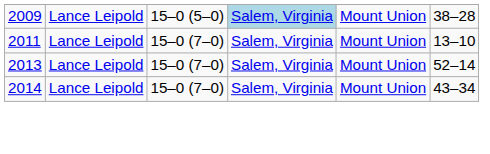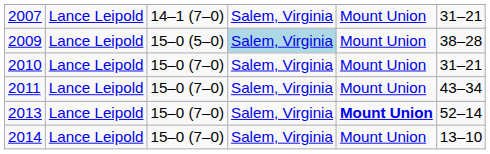+ row: (25, 16)
+ row: (25, 64)
(454, 40) 13–10 -> (461, 88) 43–34
(383, 64) normal -> (386, 112) bold
(454, 88) 43–34 -> (461, 137) 13–10
